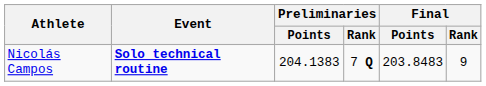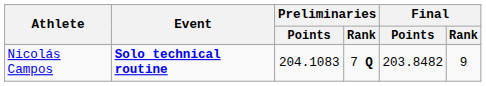(309, 62) 204.1383 -> (309, 62) 204.1083
(413, 62) 203.8483 -> (413, 62) 203.8482
